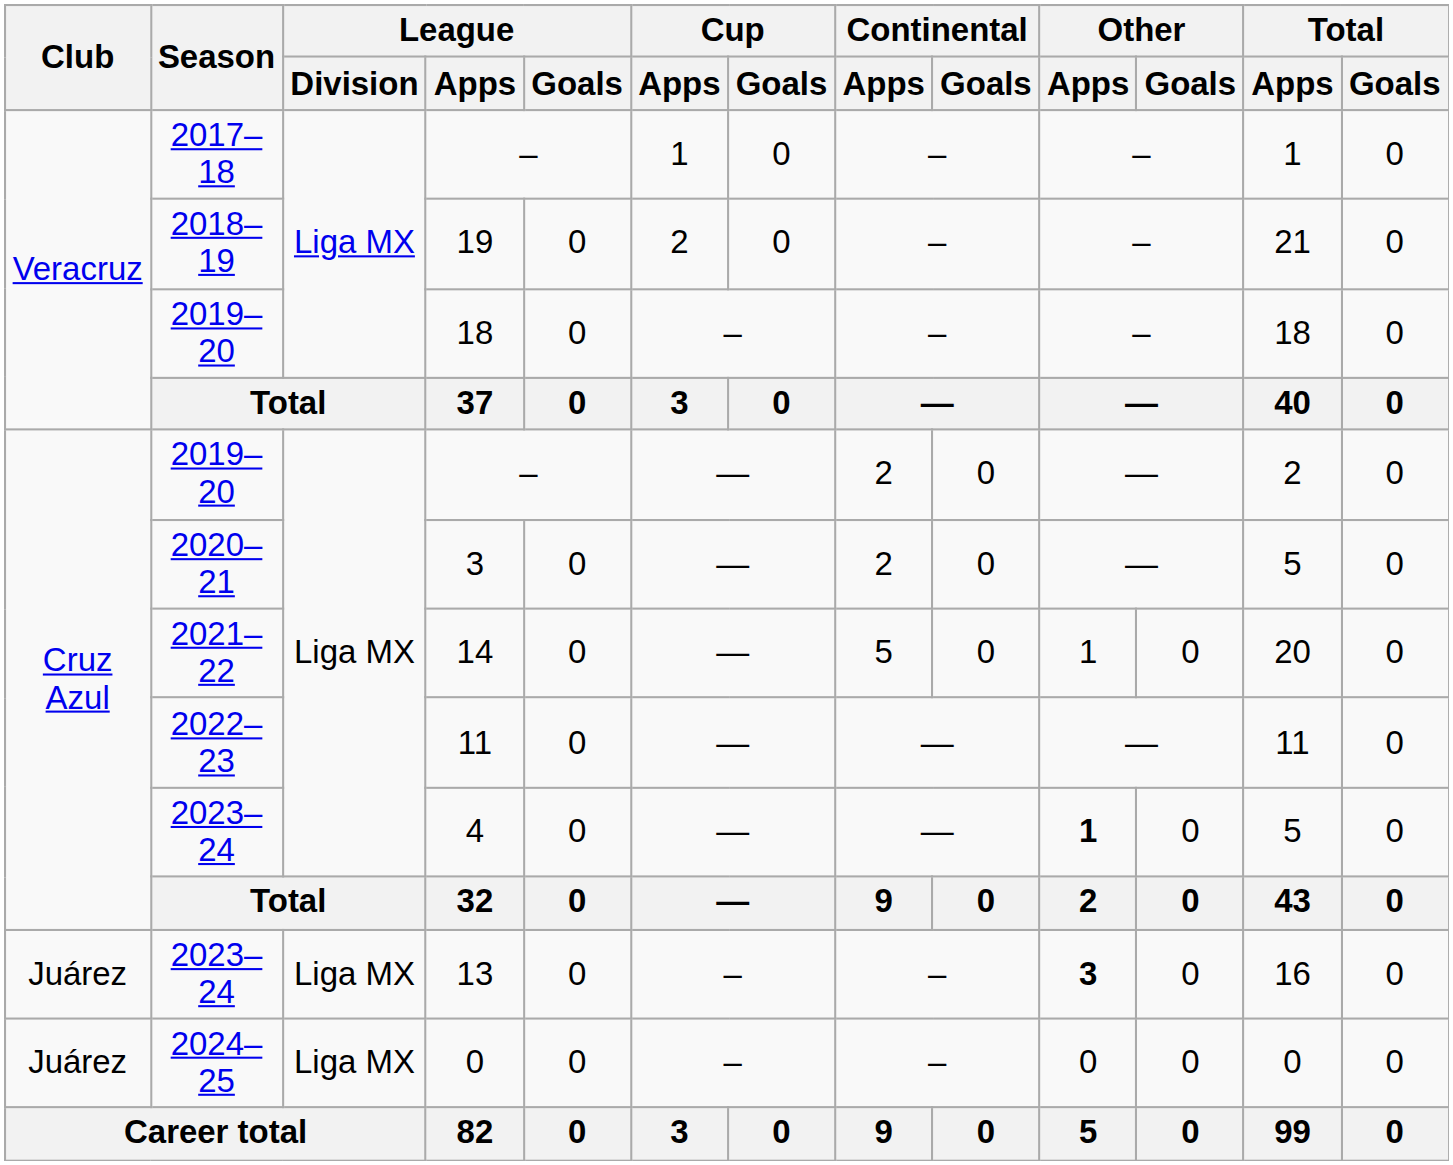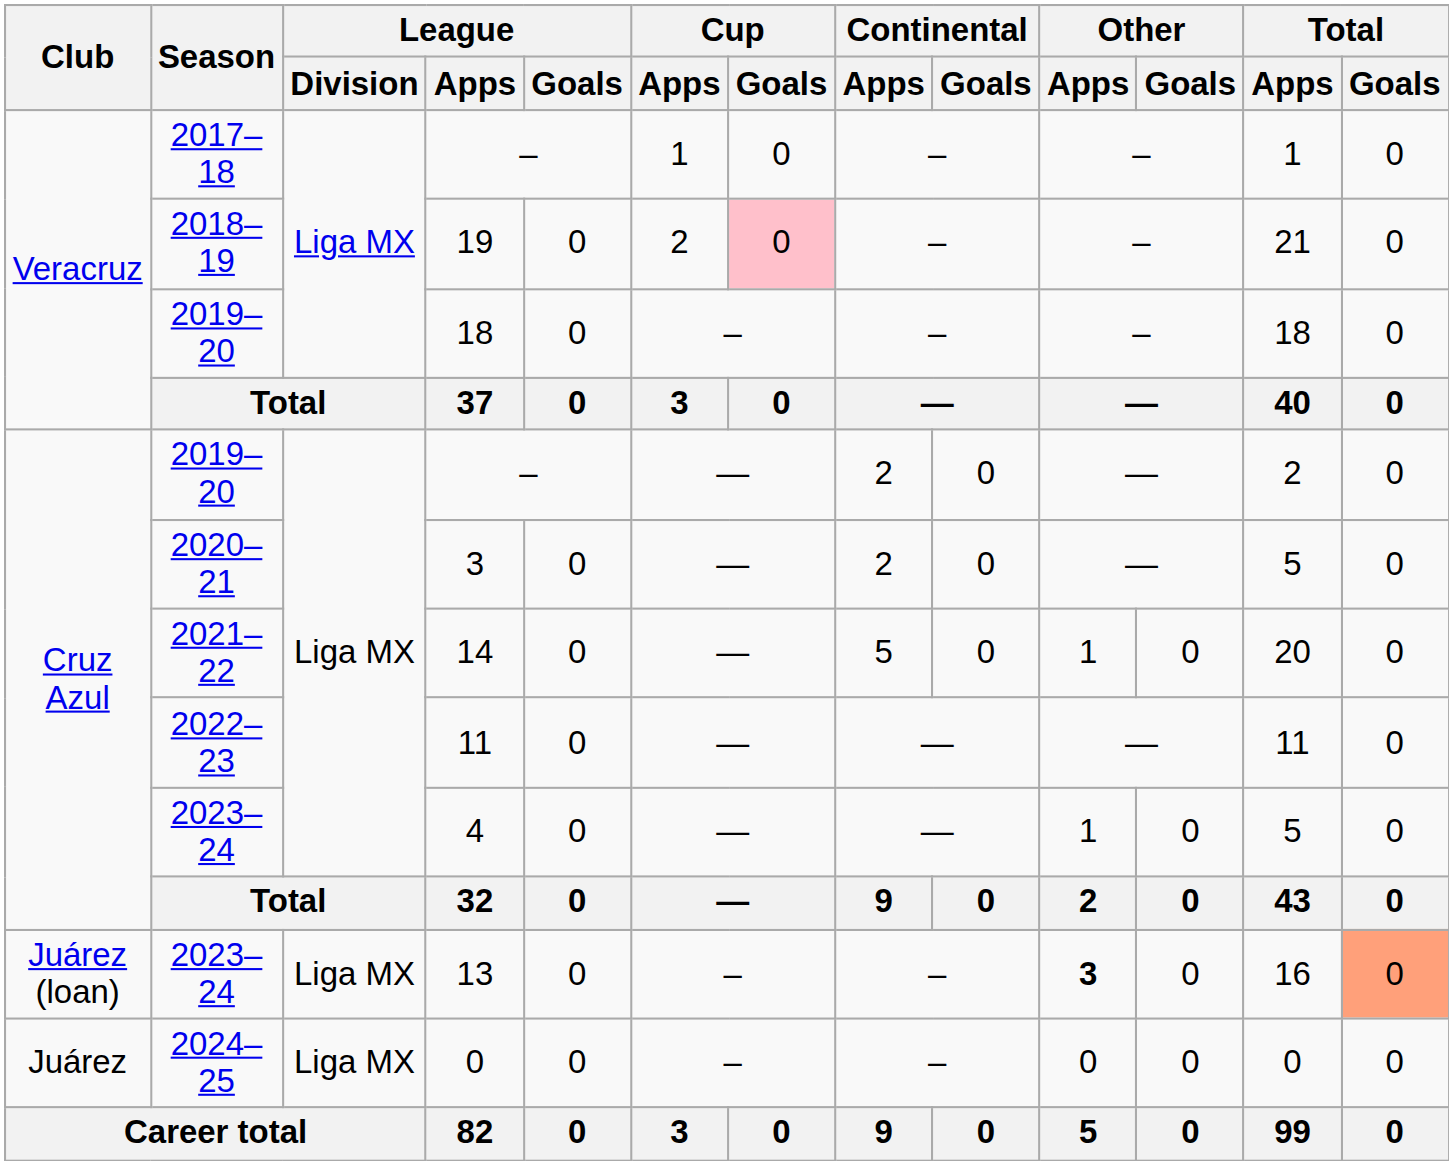(782, 243) no background -> (782, 243) pink background
(1088, 831) bold -> (1088, 831) normal
(78, 973) Juárez -> (78, 973) Juárez (loan)
(1395, 973) no background -> (1395, 973) lightsalmon background
